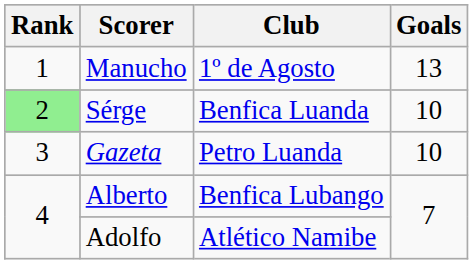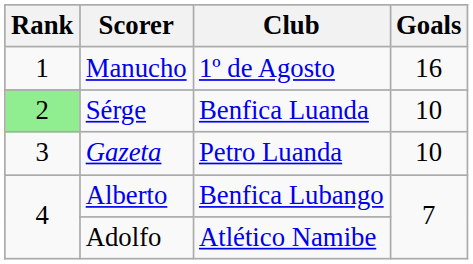(429, 68) 13 -> (429, 68) 16
